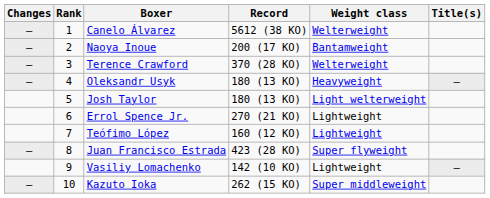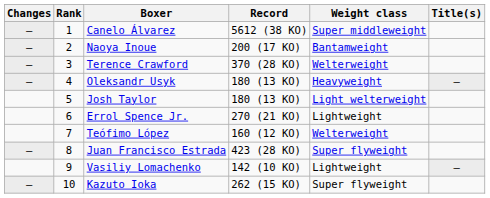(350, 30) Welterweight -> (369, 30) Super middleweight
(347, 133) Lightweight -> (350, 133) Welterweight
(369, 185) Super middleweight -> (360, 185) Super flyweight
